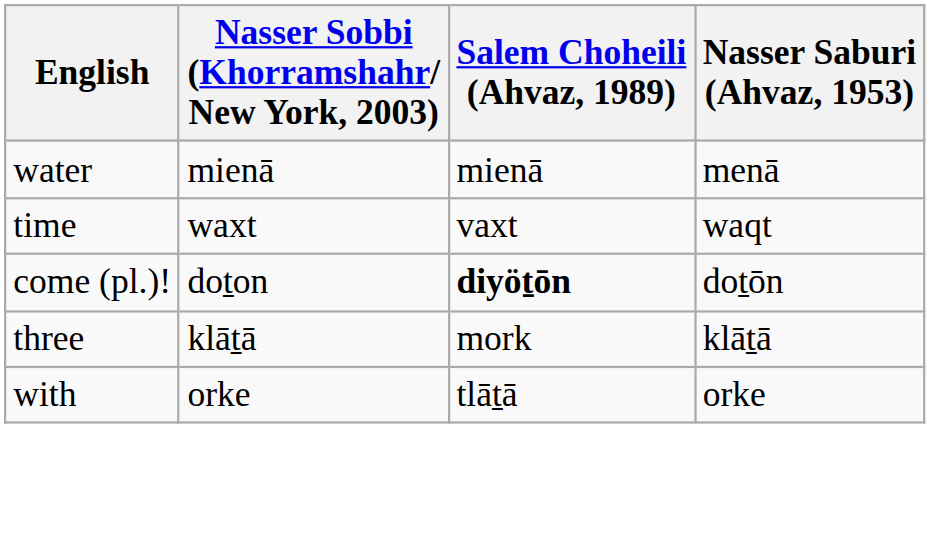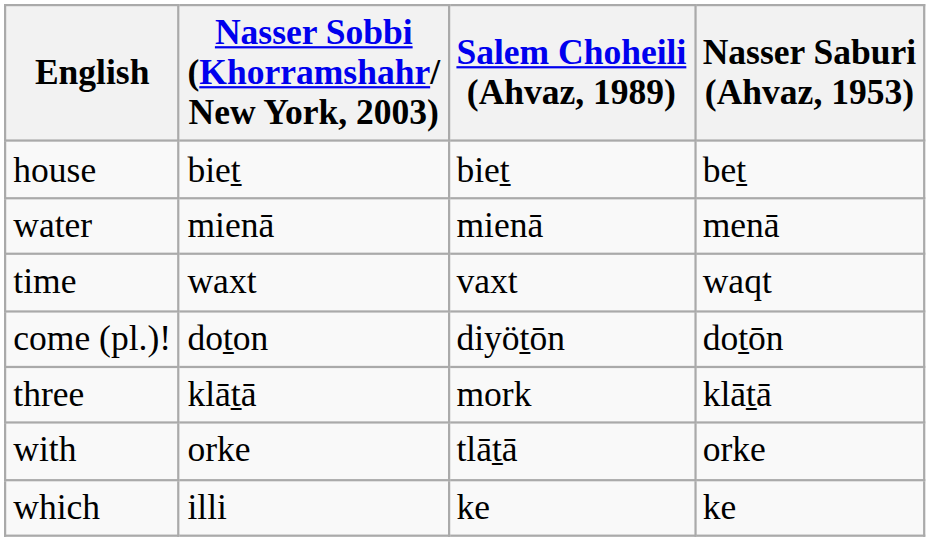+ row: (55, 168)
(514, 281) bold -> (511, 337) normal
+ row: (57, 506)
